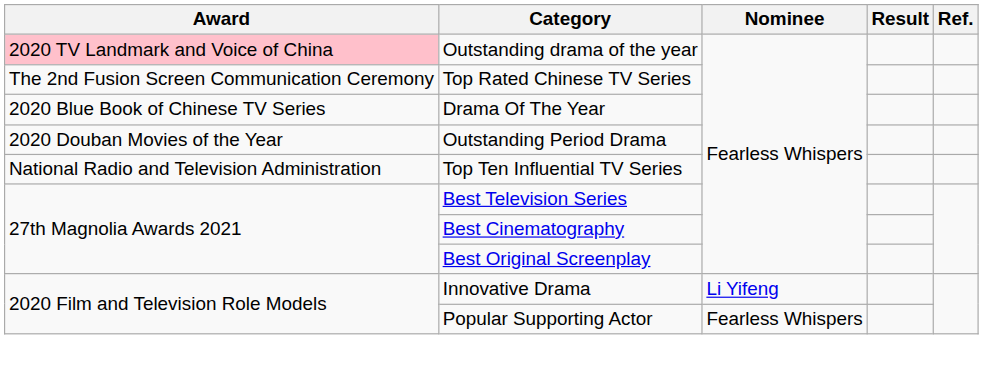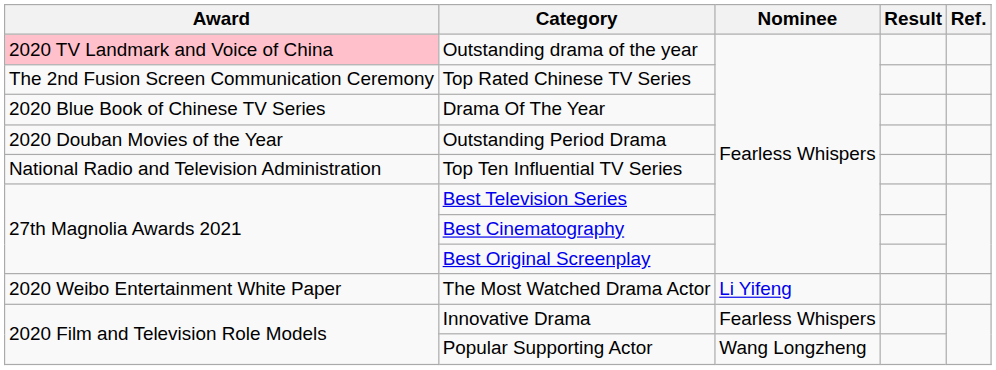+ row: (577, 288)
(743, 288) Li Yifeng -> (797, 318) Fearless Whispers
(785, 318) Fearless Whispers -> (793, 348) Wang Longzheng
